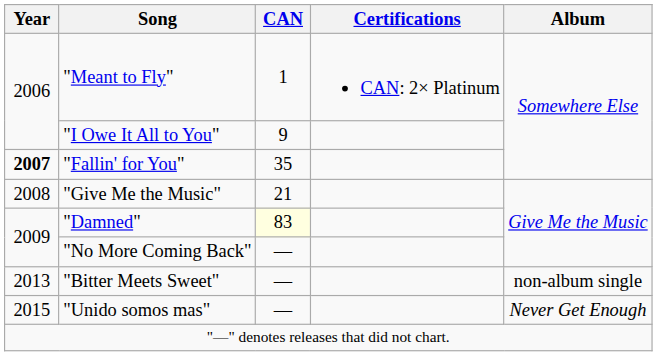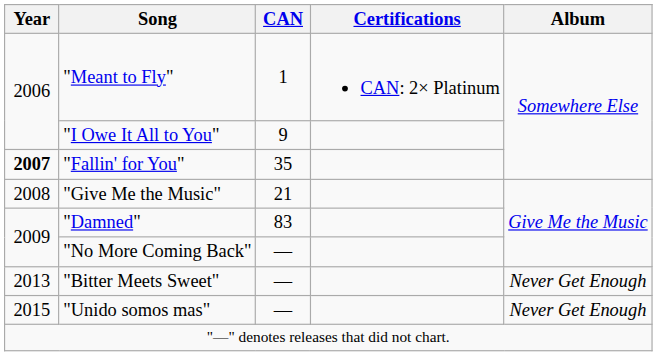(283, 222) lightyellow background -> (283, 222) no background
(578, 280) non-album single -> (578, 280) Never Get Enough
